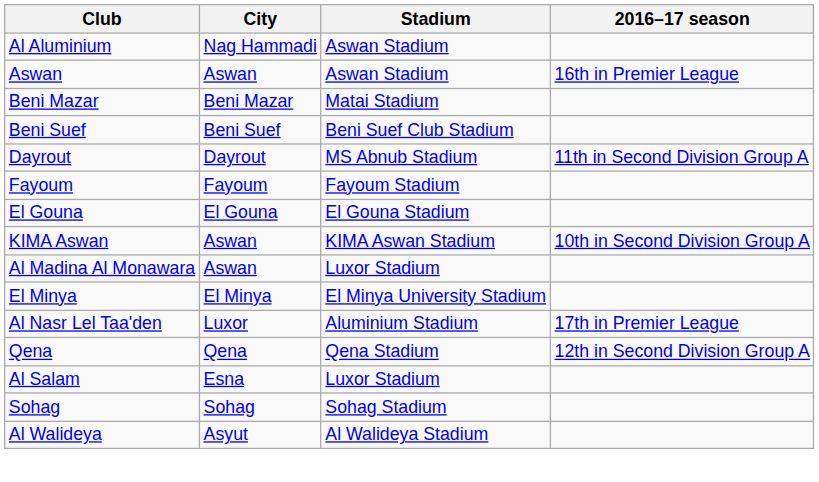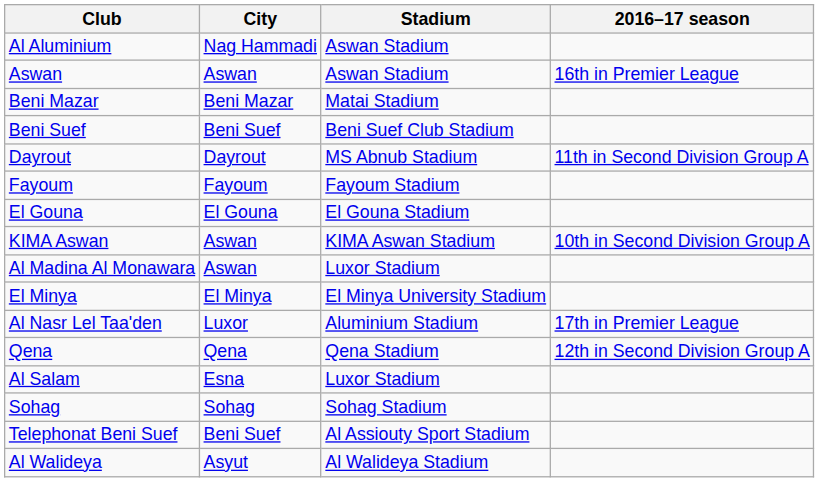+ row: (93, 434)
